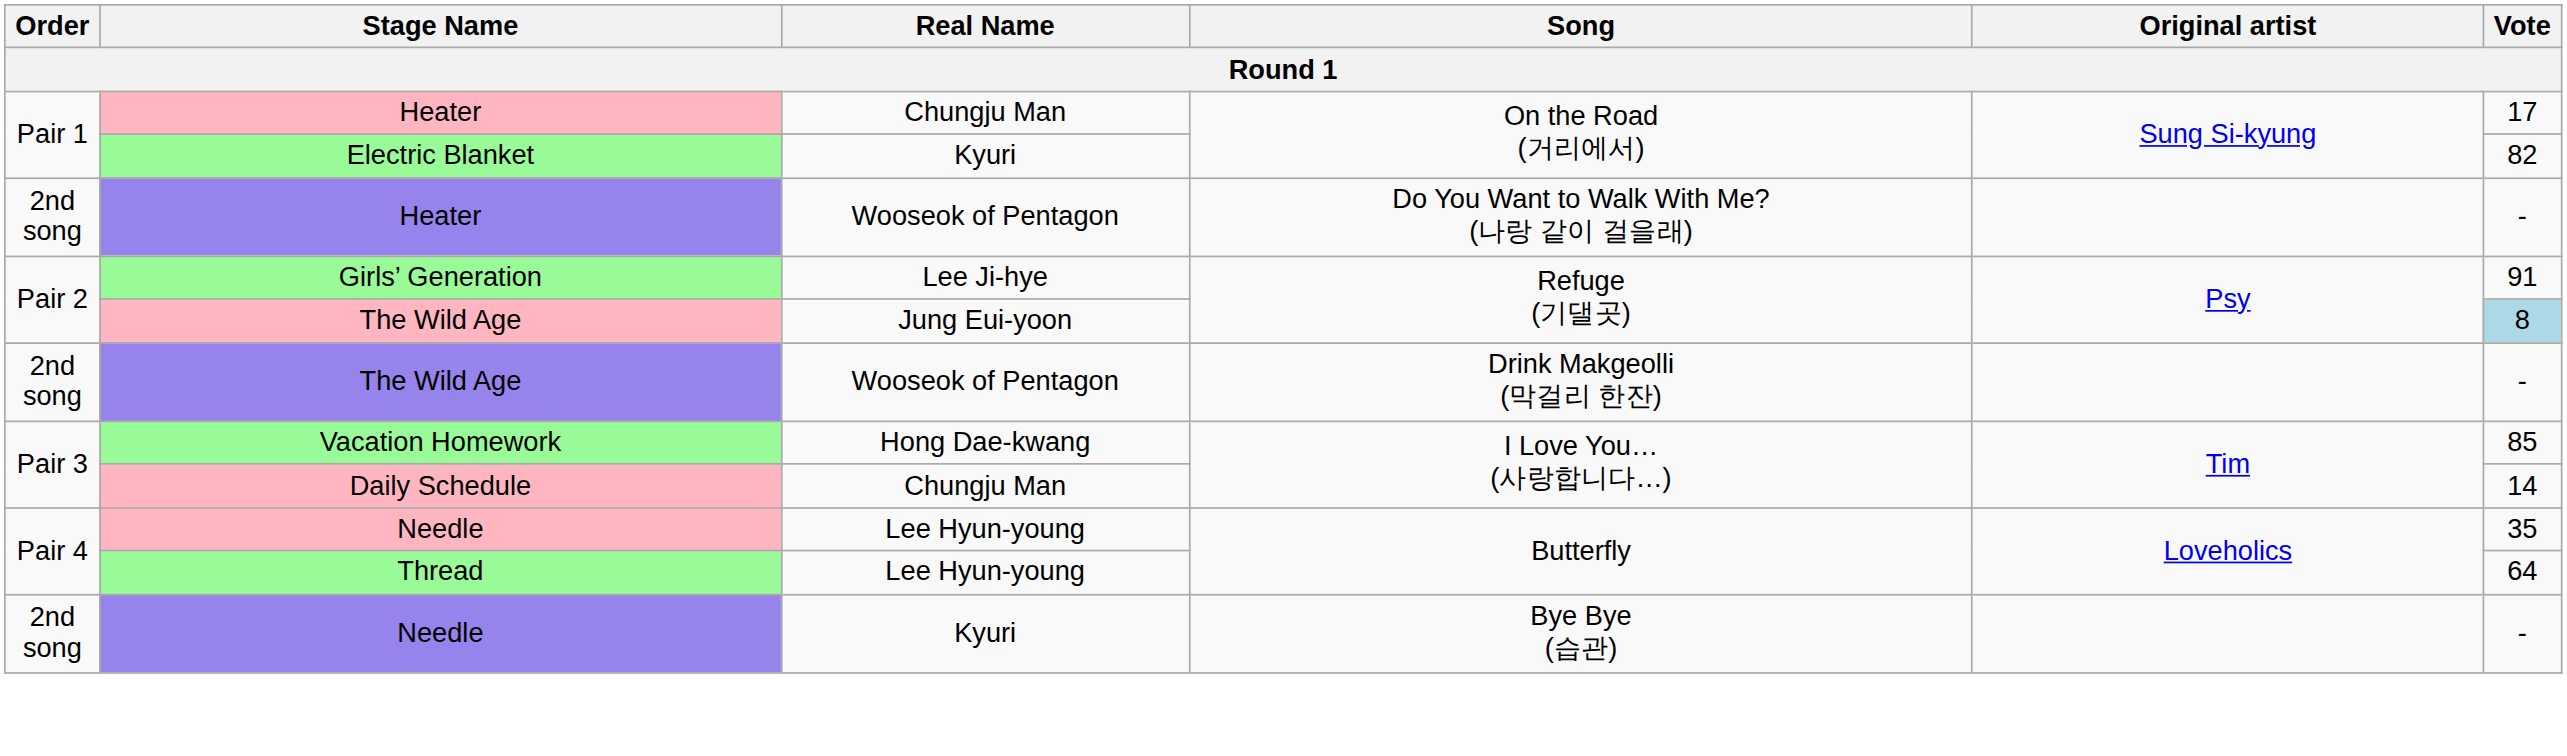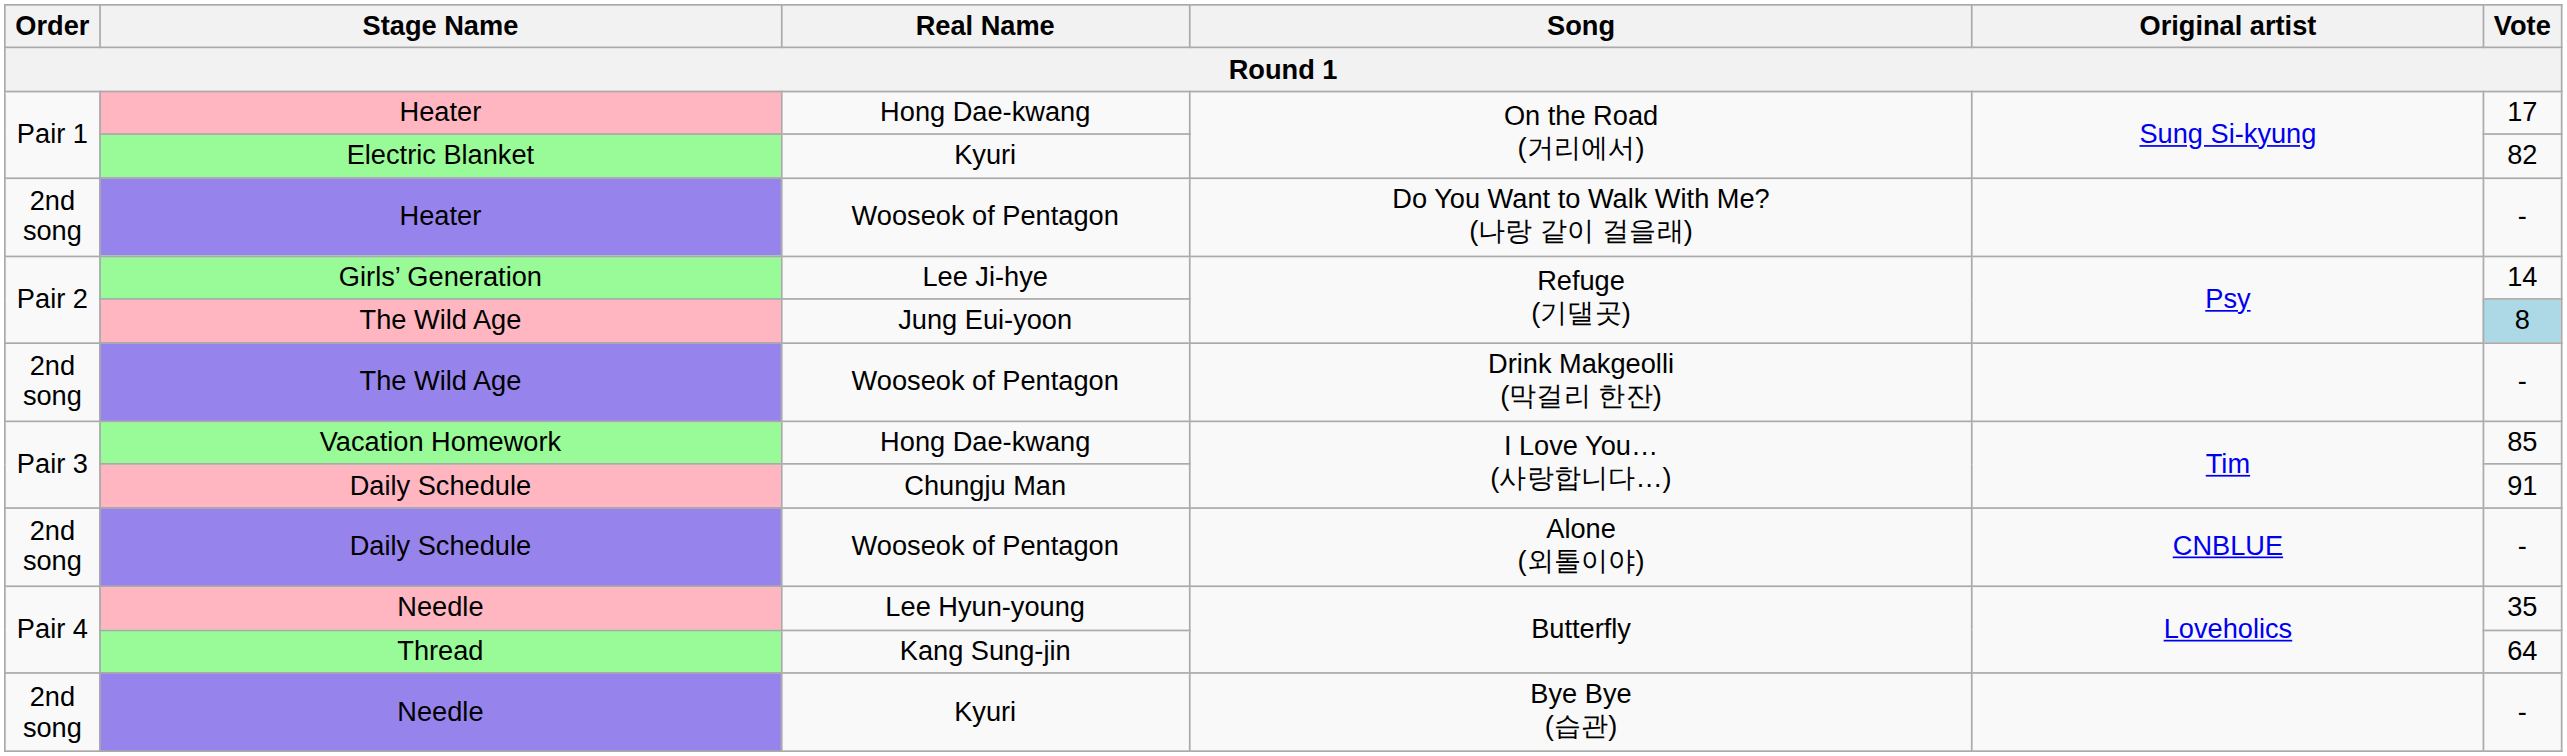(985, 112) Chungju Man -> (985, 112) Hong Dae-kwang
(2522, 277) 91 -> (2522, 277) 14
(2522, 485) 14 -> (2522, 485) 91
+ row: (440, 546)
(985, 571) Lee Hyun-young -> (985, 650) Kang Sung-jin
